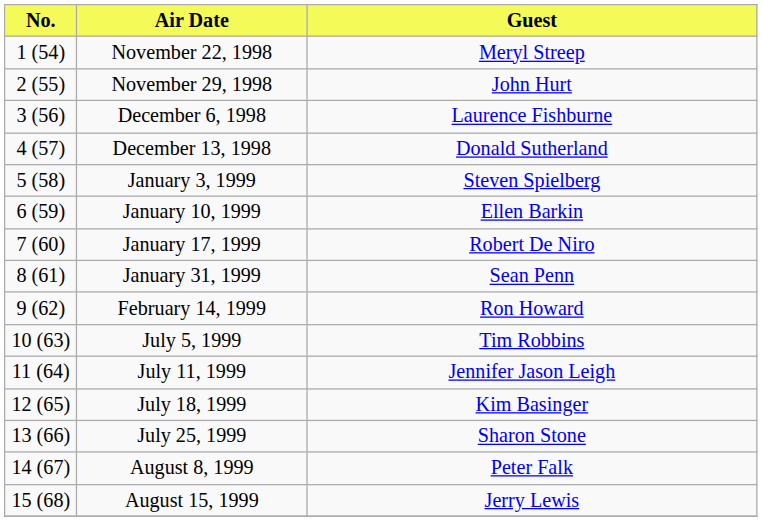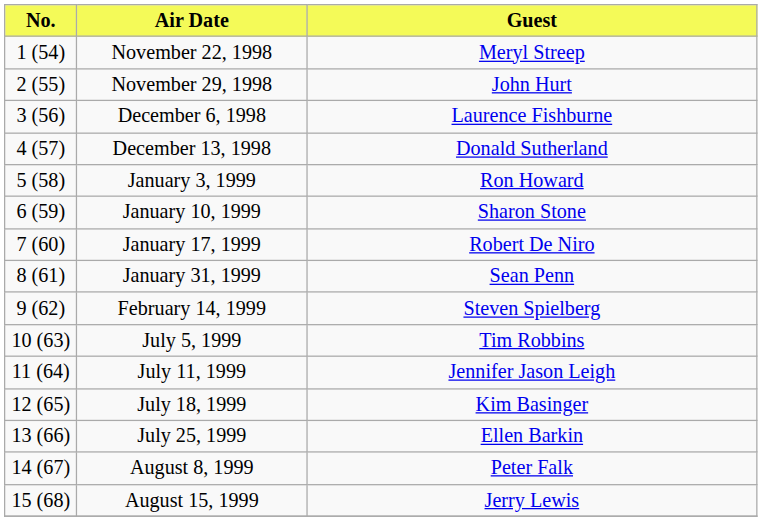(532, 180) Steven Spielberg -> (532, 180) Ron Howard
(532, 212) Ellen Barkin -> (532, 212) Sharon Stone
(532, 308) Ron Howard -> (532, 308) Steven Spielberg
(532, 436) Sharon Stone -> (532, 436) Ellen Barkin
